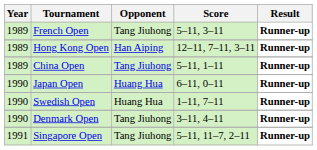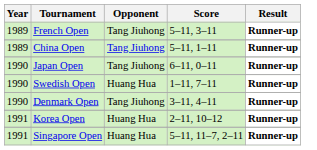- row: (71, 48)
(138, 83) Huang Hua -> (136, 66) Tang Jiuhong
+ row: (59, 119)
(143, 136) Tang Jiuhong -> (131, 136) Huang Hua
